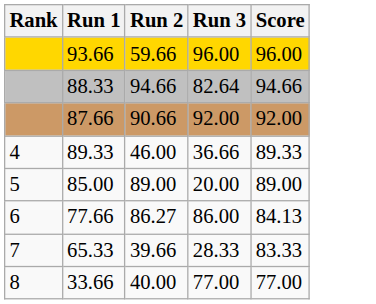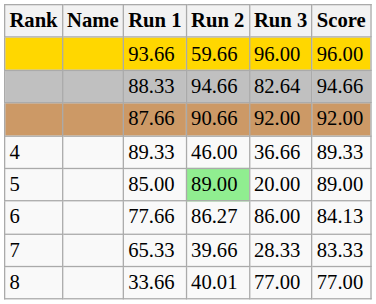+ column: (93, 20)
(153, 184) no background -> (214, 184) lightgreen background
(153, 282) 40.00 -> (214, 282) 40.01
